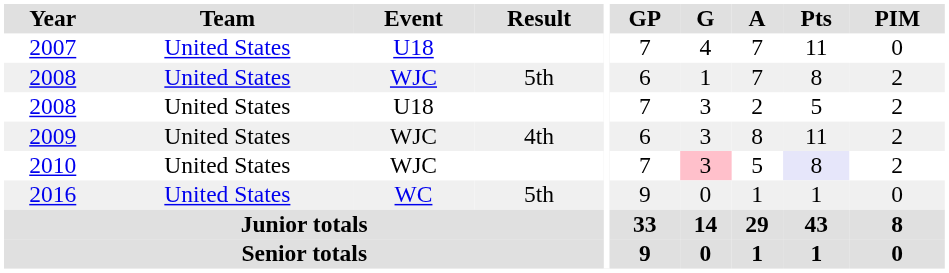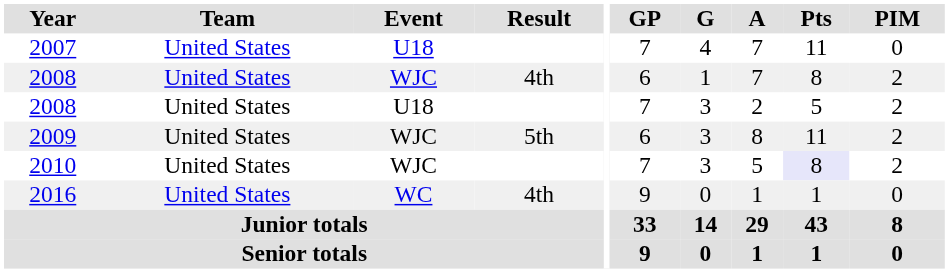(539, 77) 5th -> (539, 77) 4th
(539, 136) 4th -> (539, 136) 5th
(705, 165) pink background -> (705, 165) no background
(539, 194) 5th -> (539, 194) 4th
